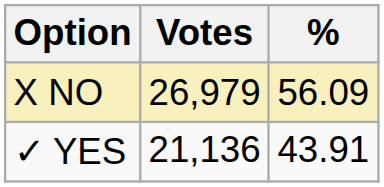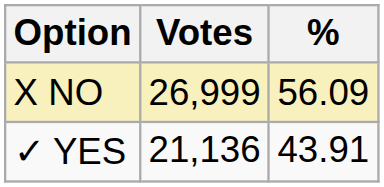(205, 91) 26,979 -> (205, 91) 26,999
